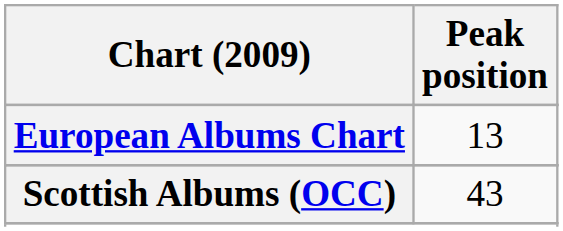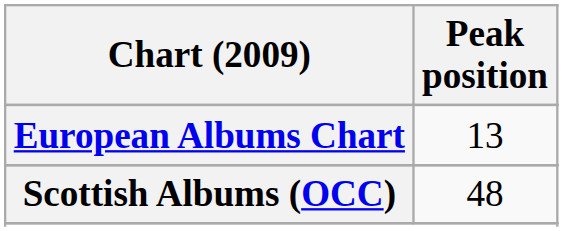(485, 193) 43 -> (485, 193) 48
